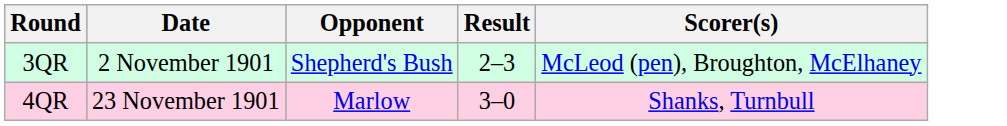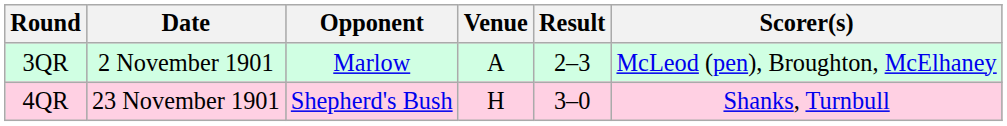+ column: (496, 23)
(372, 62) Shepherd's Bush -> (372, 62) Marlow
(372, 100) Marlow -> (372, 100) Shepherd's Bush
